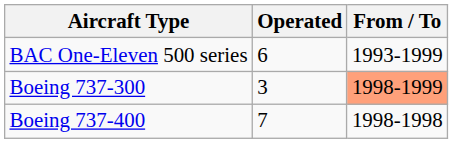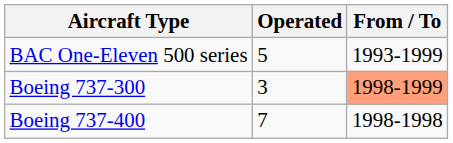(262, 54) 6 -> (262, 54) 5
